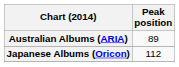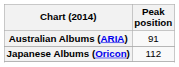(153, 38) 89 -> (153, 38) 91
